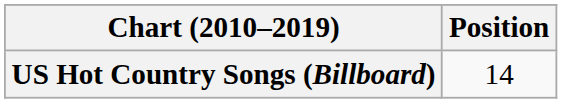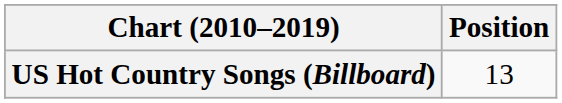(499, 73) 14 -> (499, 73) 13
